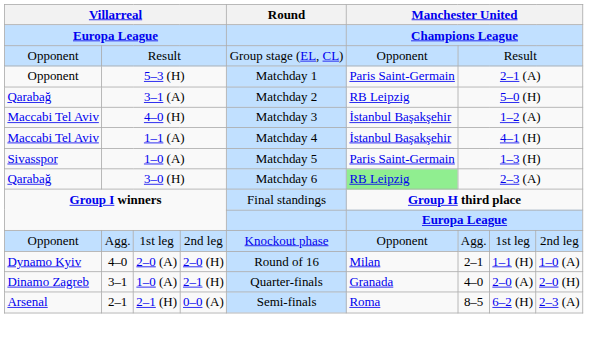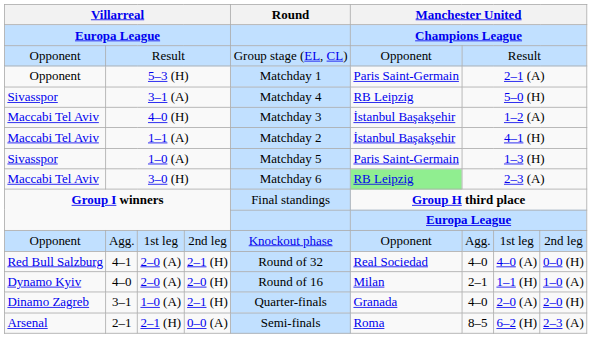(29, 96) Qarabağ -> (33, 96) Sivasspor
(287, 96) Matchday 2 -> (291, 96) Matchday 4
(287, 138) Matchday 4 -> (291, 138) Matchday 2
(29, 179) Qarabağ -> (53, 179) Maccabi Tel Aviv
+ row: (122, 261)
